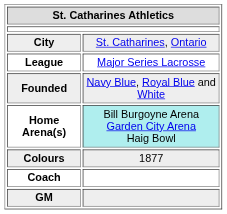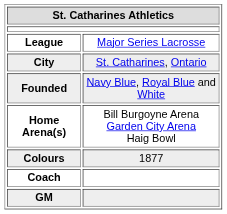rows swapped: (44, 42) <-> (44, 62)
(151, 126) paleturquoise background -> (151, 126) no background
